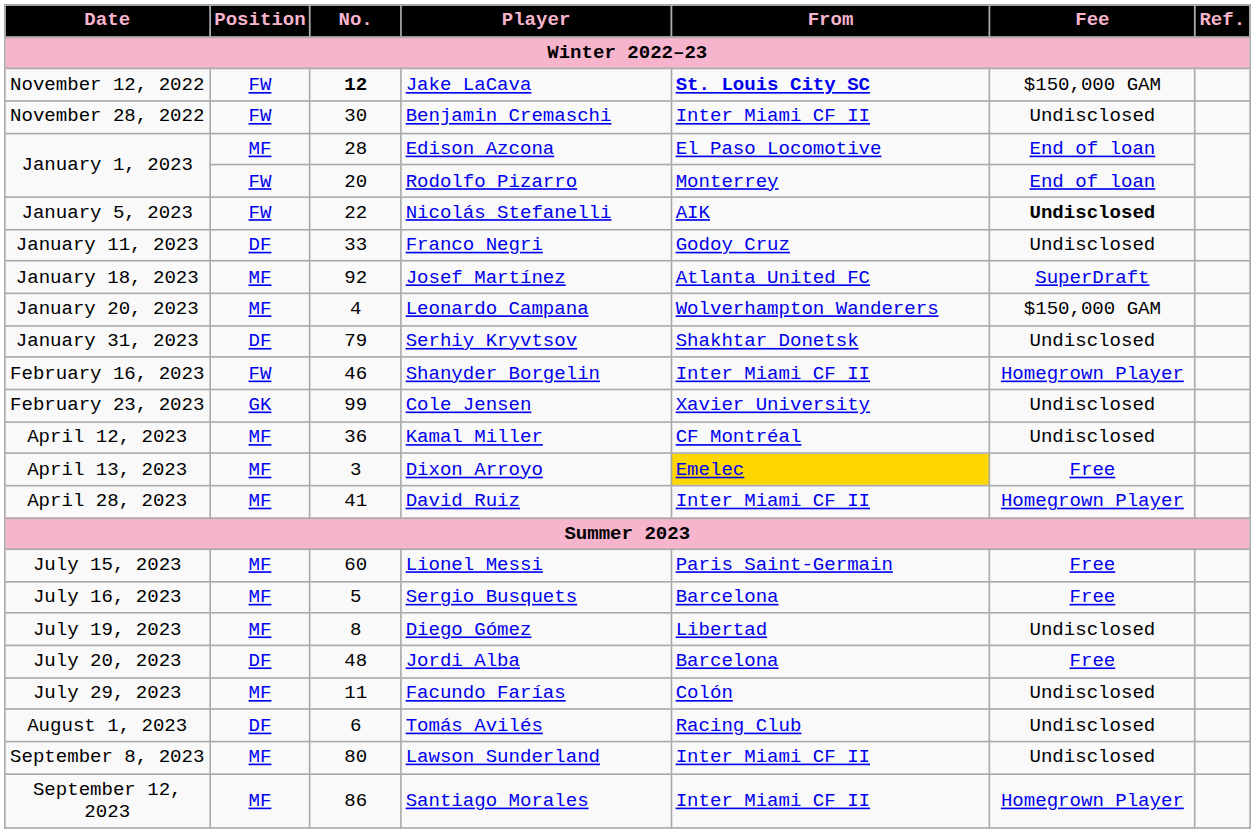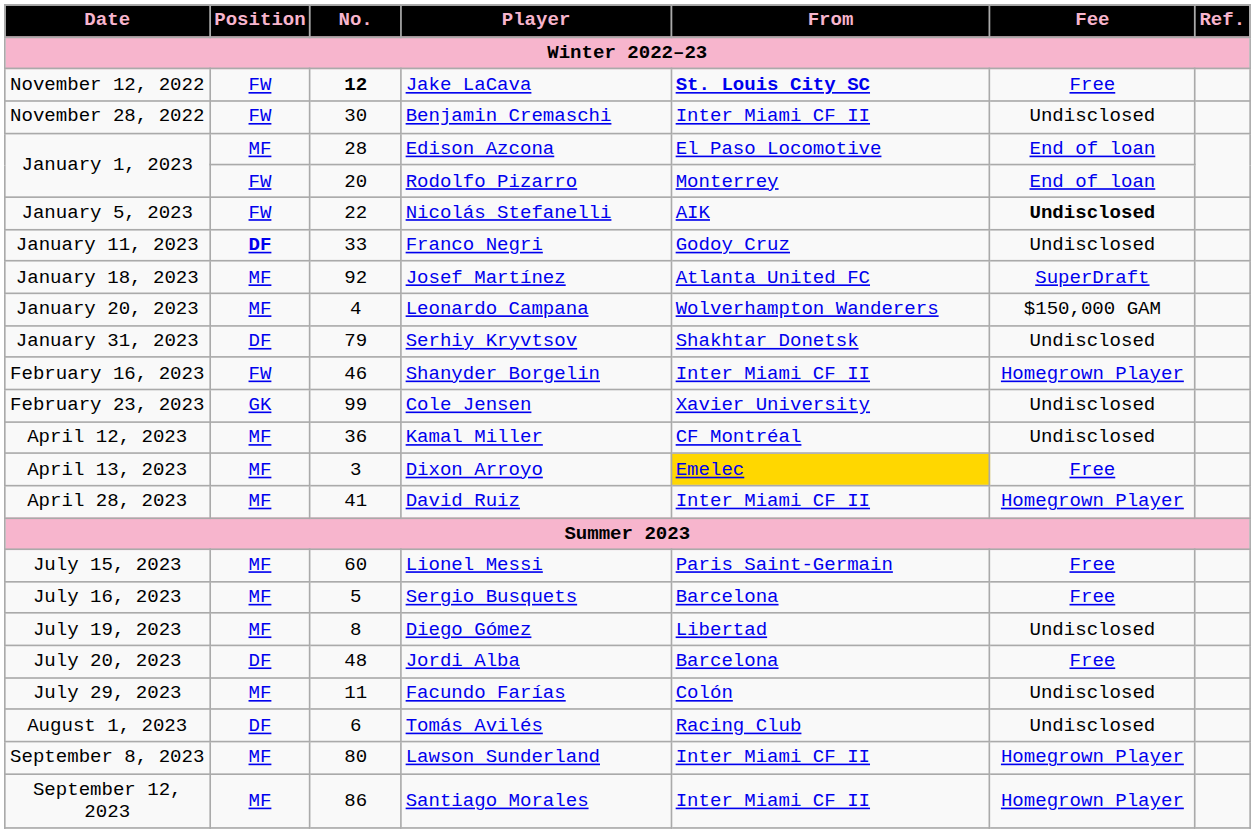(1092, 85) $150,000 GAM -> (1092, 85) Free
(260, 245) normal -> (260, 245) bold
(1092, 757) Undisclosed -> (1092, 757) Homegrown Player
